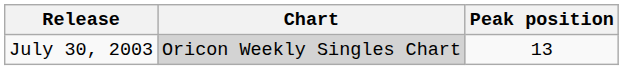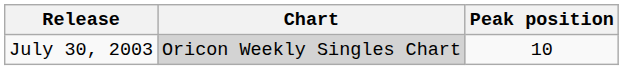(542, 50) 13 -> (542, 50) 10
